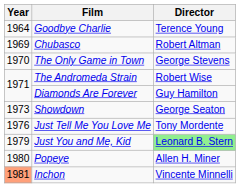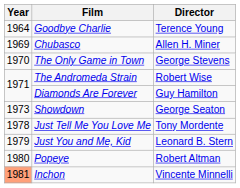(188, 45) Robert Altman -> (188, 45) Allen H. Miner
(18, 126) 1976 -> (18, 126) 1978
(194, 142) lightgreen background -> (194, 142) no background
(188, 158) Allen H. Miner -> (188, 158) Robert Altman
